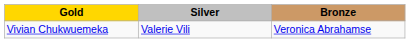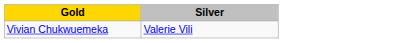- column: (338, 12)
